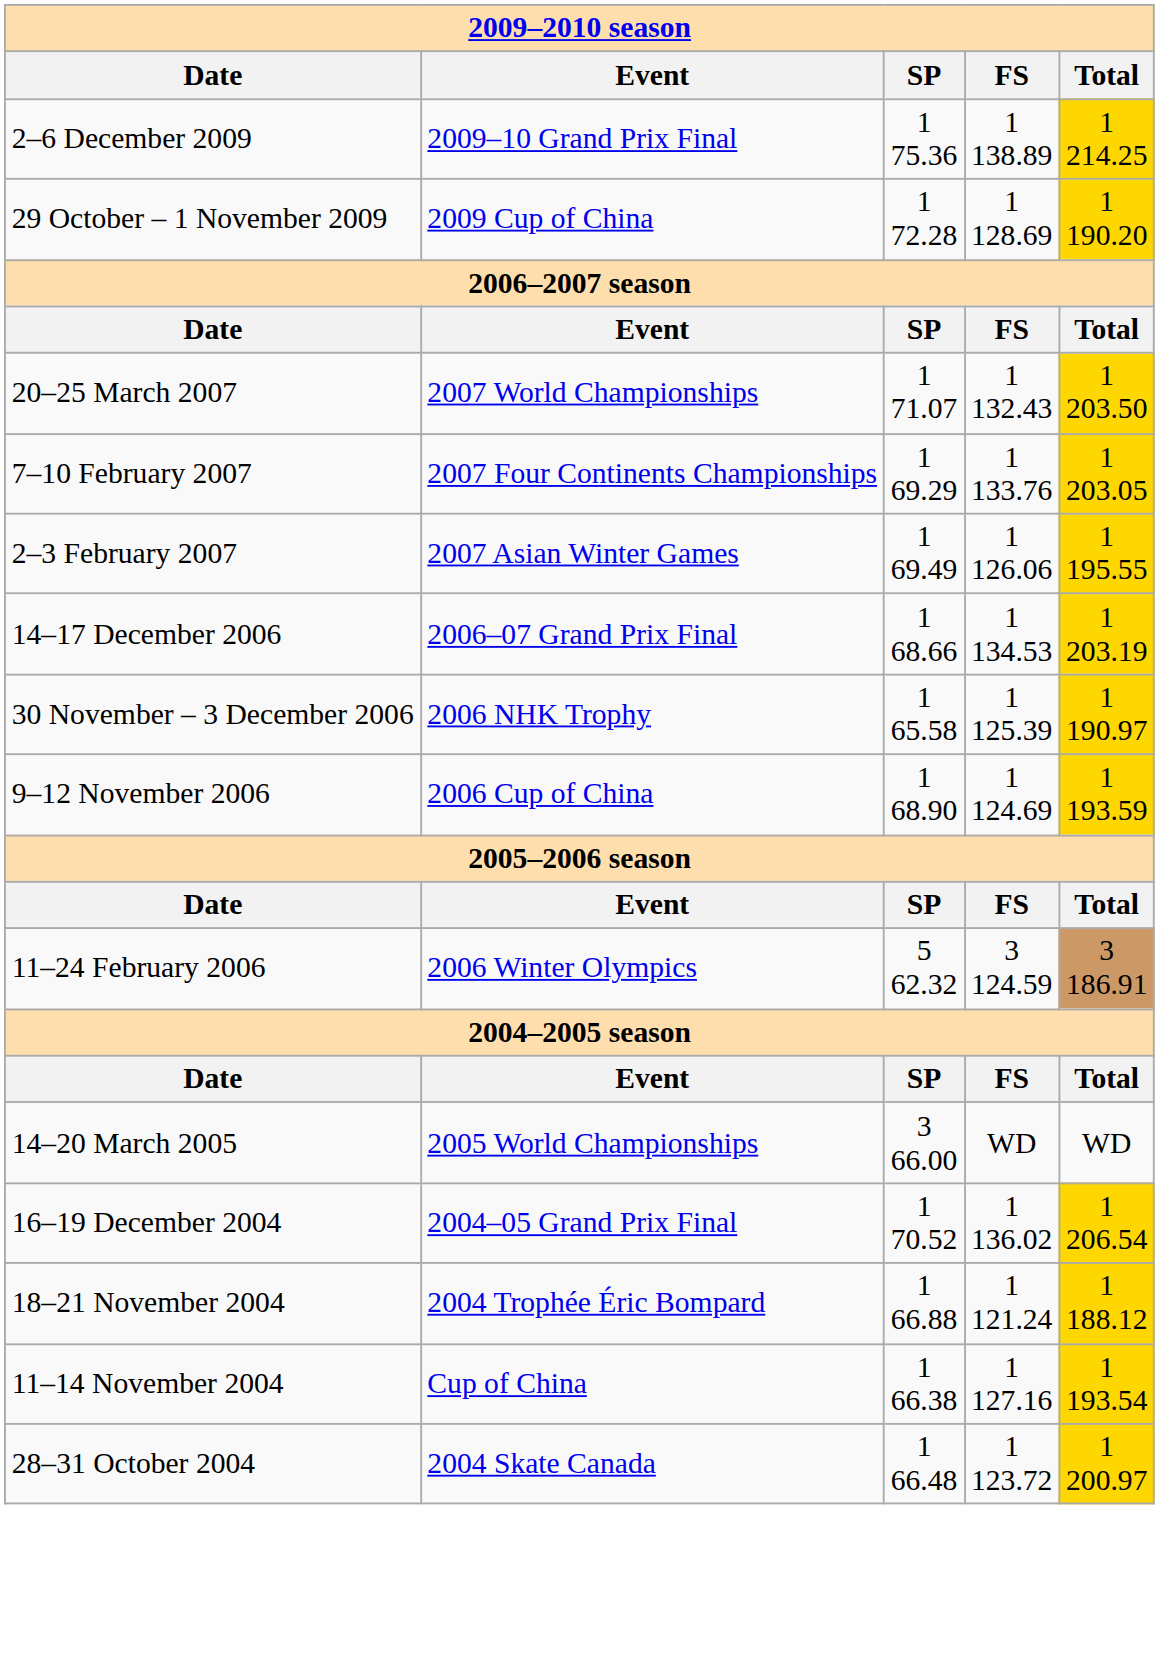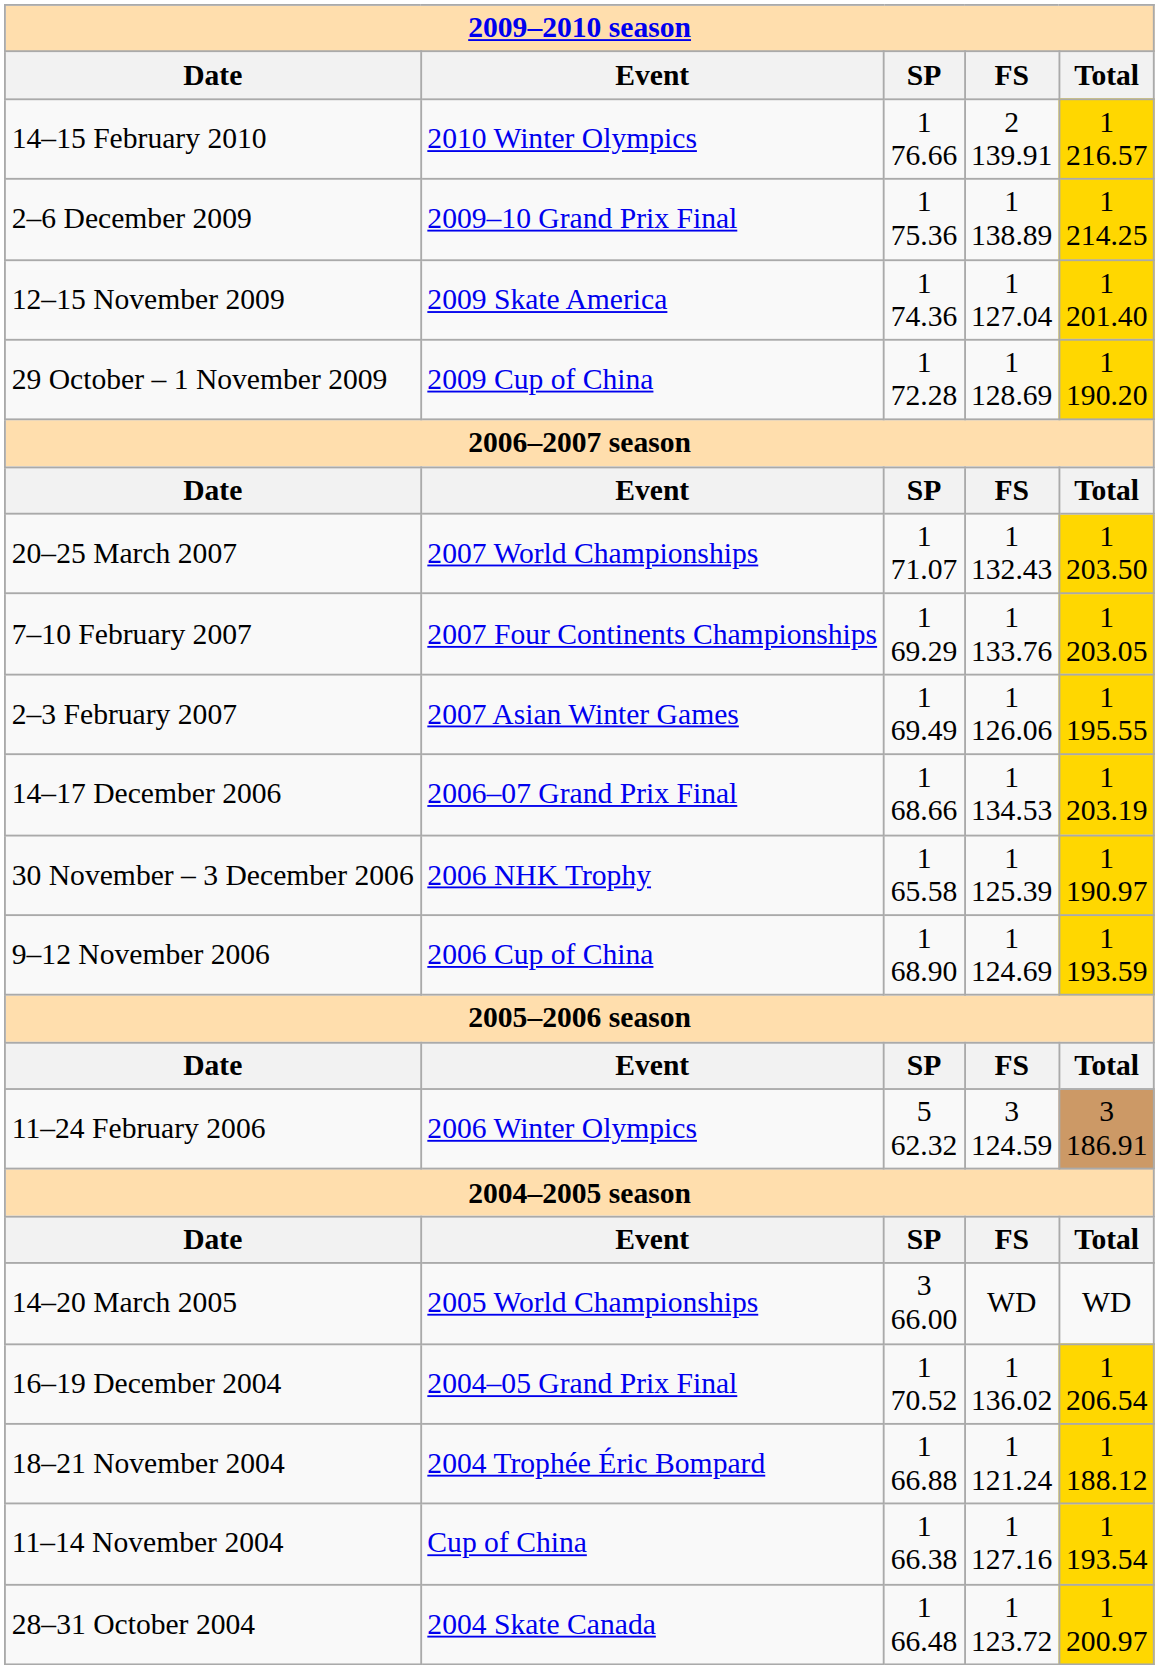+ row: (139, 138)
+ row: (148, 298)
